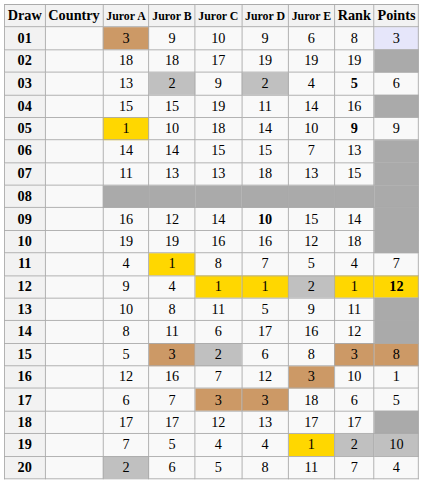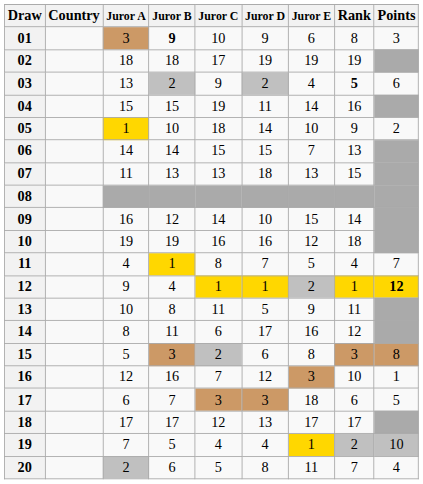(172, 38) normal -> (172, 38) bold
(396, 38) lavender background -> (396, 38) no background
(354, 128) bold -> (354, 128) normal
(396, 128) 9 -> (396, 128) 2
(265, 219) bold -> (265, 219) normal
